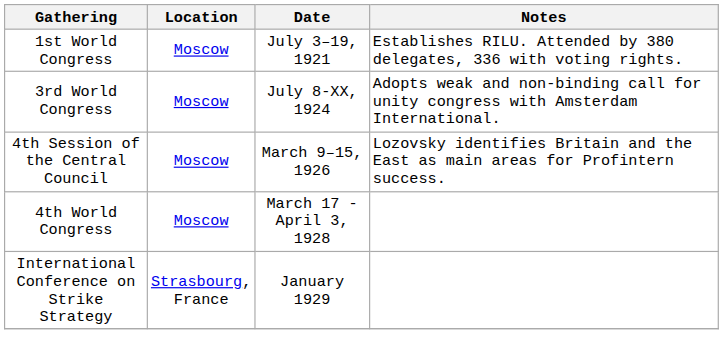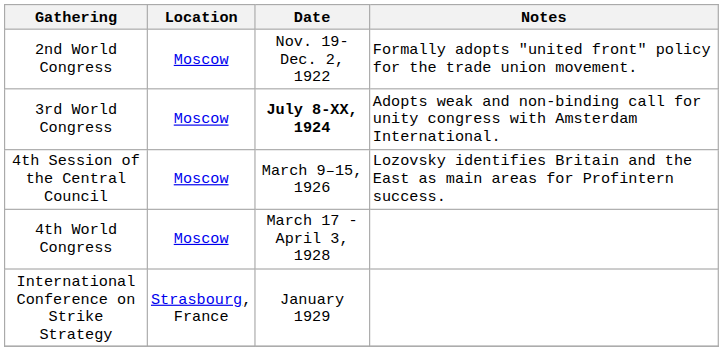- row: (76, 51)
+ row: (76, 59)
(312, 102) normal -> (312, 119) bold
